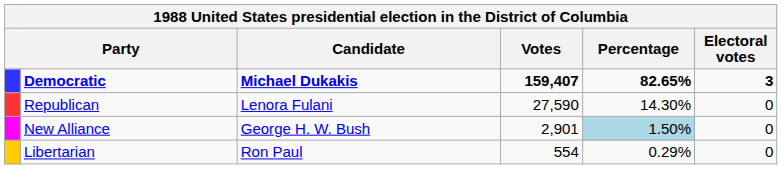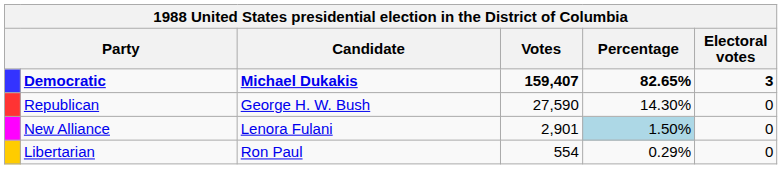(287, 105) Lenora Fulani -> (305, 105) George H. W. Bush
(305, 129) George H. W. Bush -> (287, 129) Lenora Fulani
